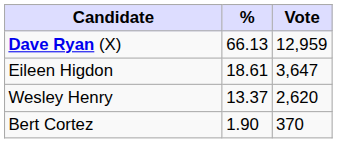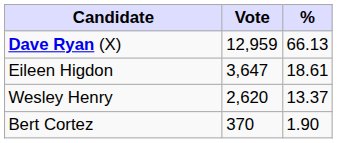columns swapped: (302, 17) <-> (247, 17)
